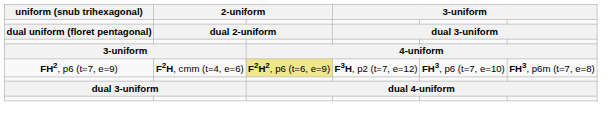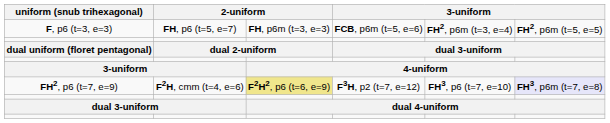+ row: (79, 28)
(552, 67) no background -> (560, 85) lavender background
